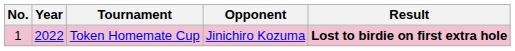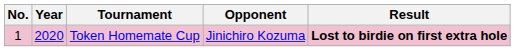(49, 36) 2022 -> (49, 36) 2020
